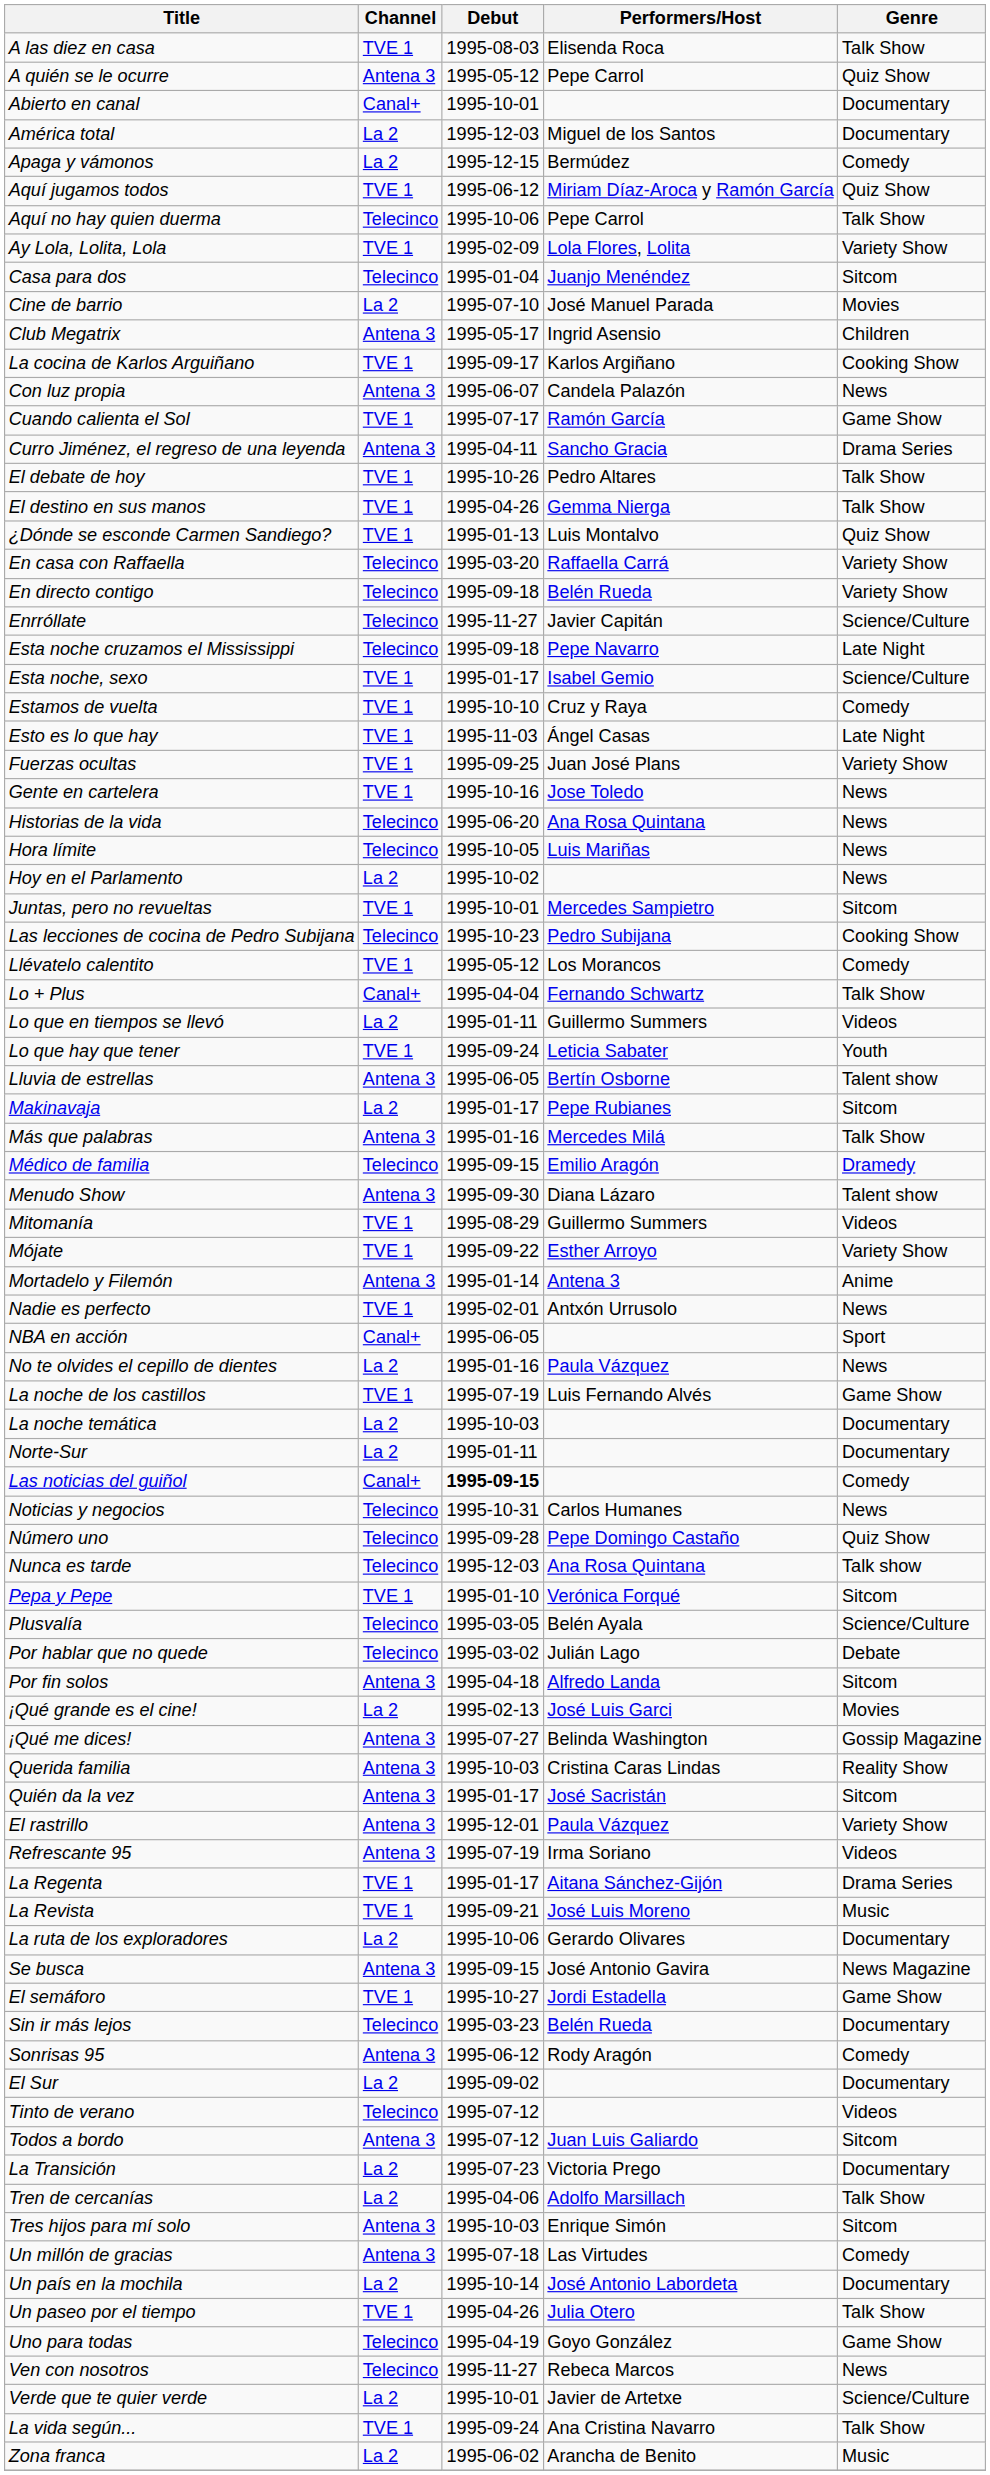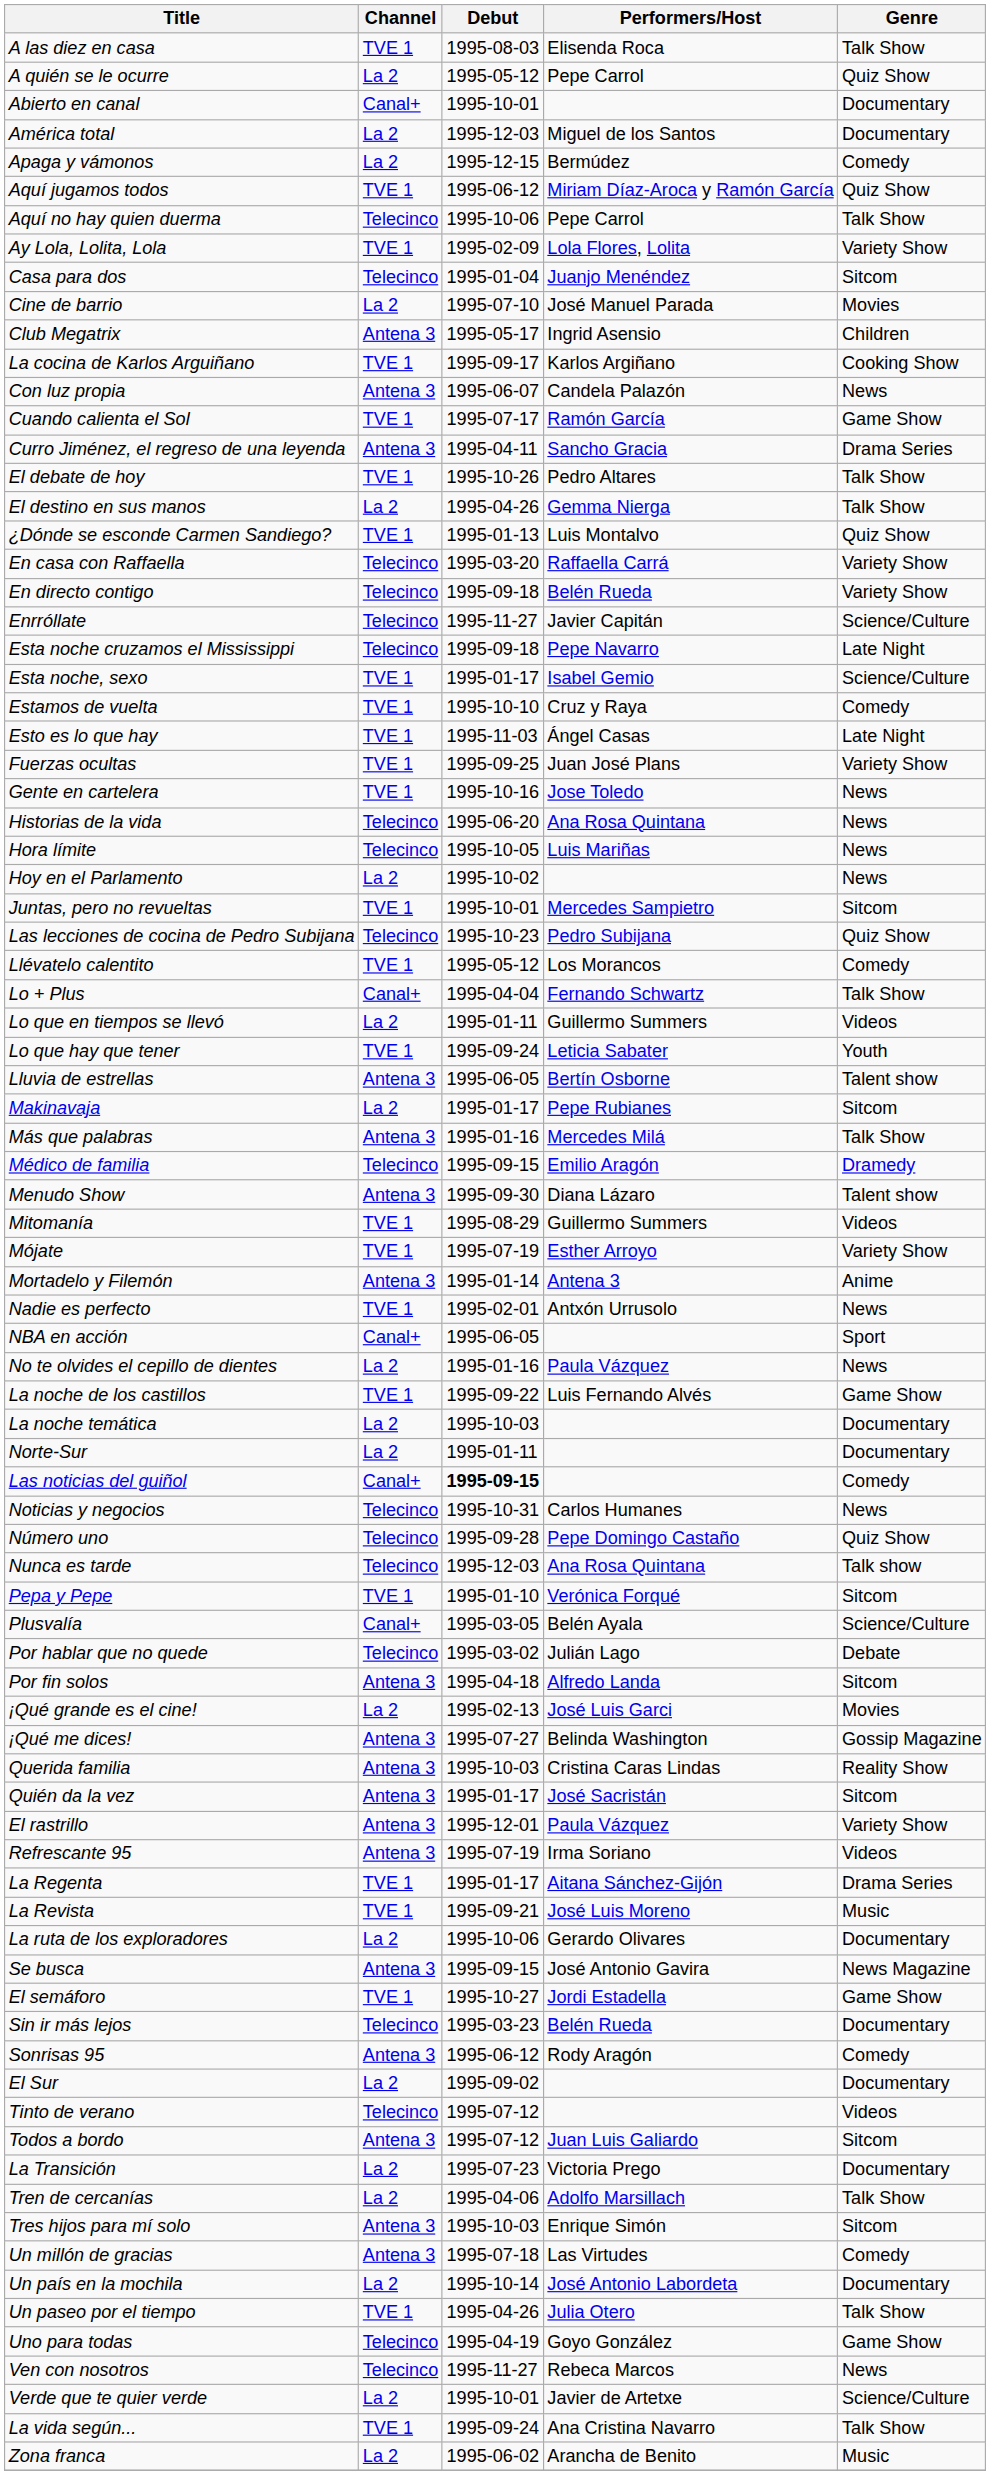(399, 76) Antena 3 -> (380, 76) La 2
(388, 506) TVE 1 -> (380, 506) La 2
(900, 936) Cooking Show -> (886, 936) Quiz Show
(493, 1251) 1995-09-22 -> (493, 1251) 1995-07-19
(493, 1395) 1995-07-19 -> (493, 1395) 1995-09-22
(401, 1624) Telecinco -> (392, 1624) Canal+
